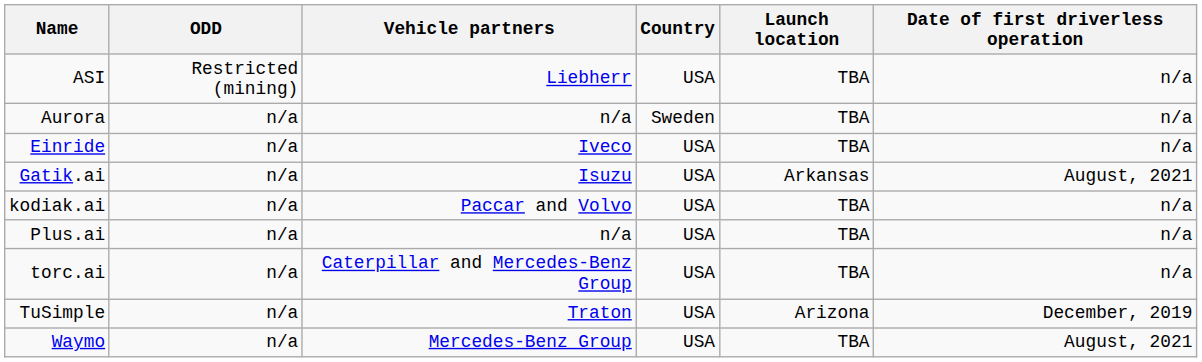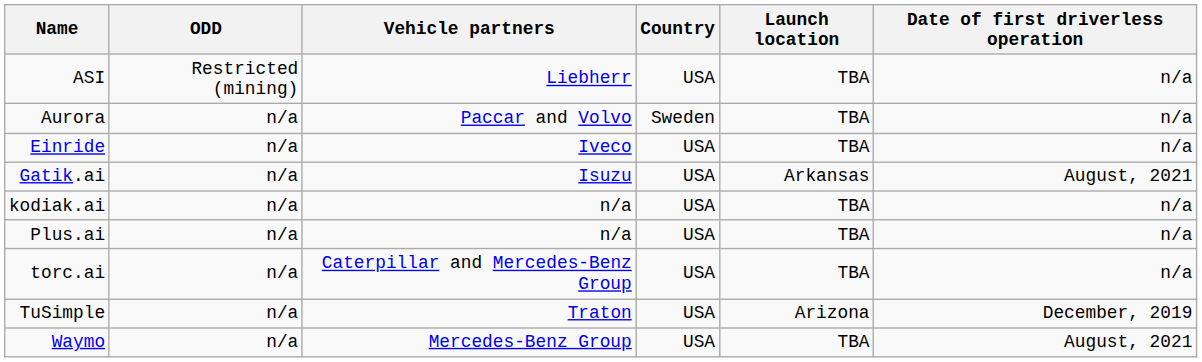(616, 118) n/a -> (546, 118) Paccar and Volvo
(546, 205) Paccar and Volvo -> (616, 205) n/a
